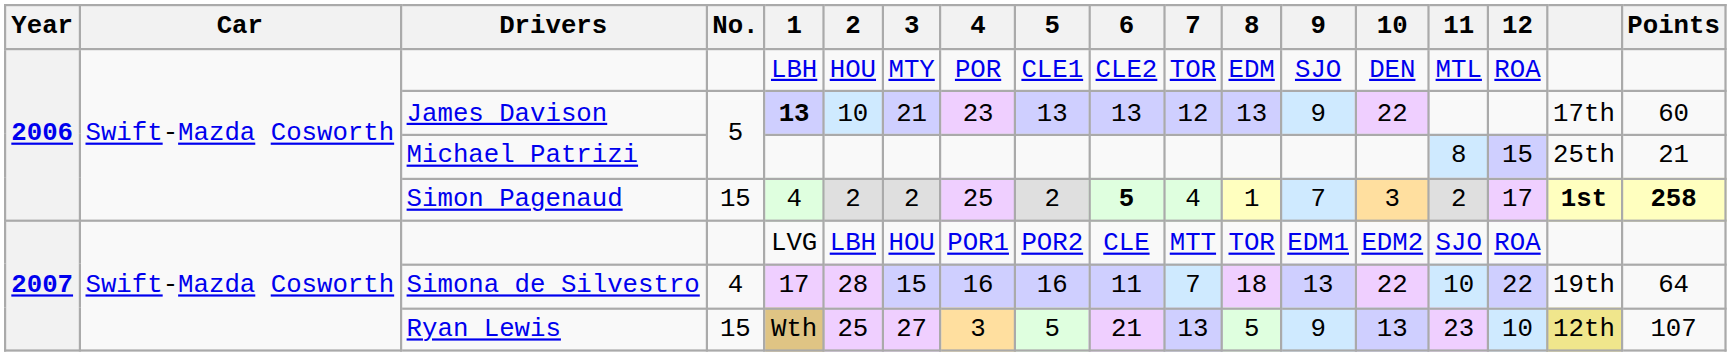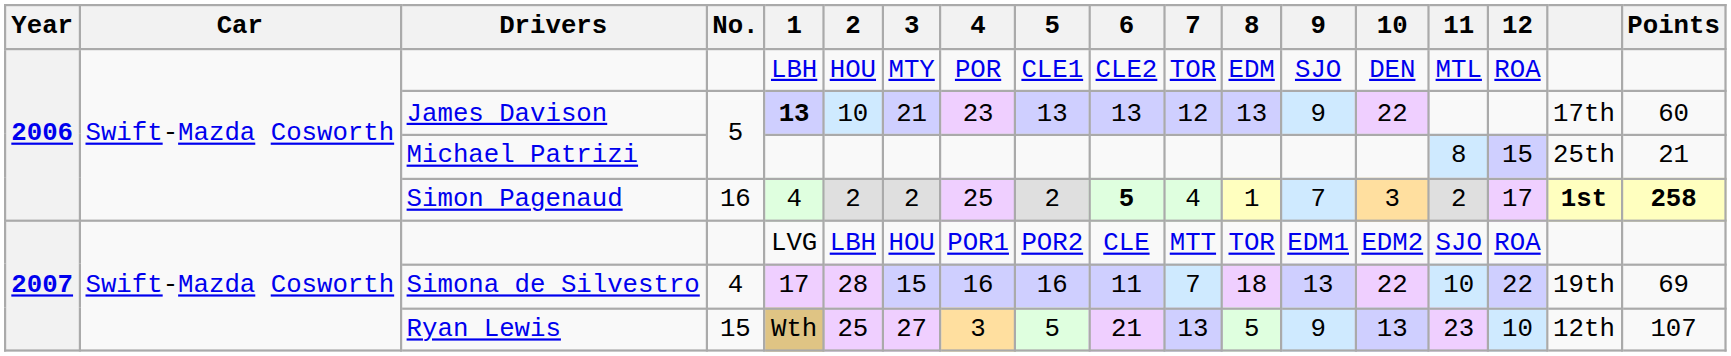(735, 199) 15 -> (735, 199) 16
(1674, 286) 64 -> (1674, 286) 69
(1584, 329) khaki background -> (1584, 329) no background
